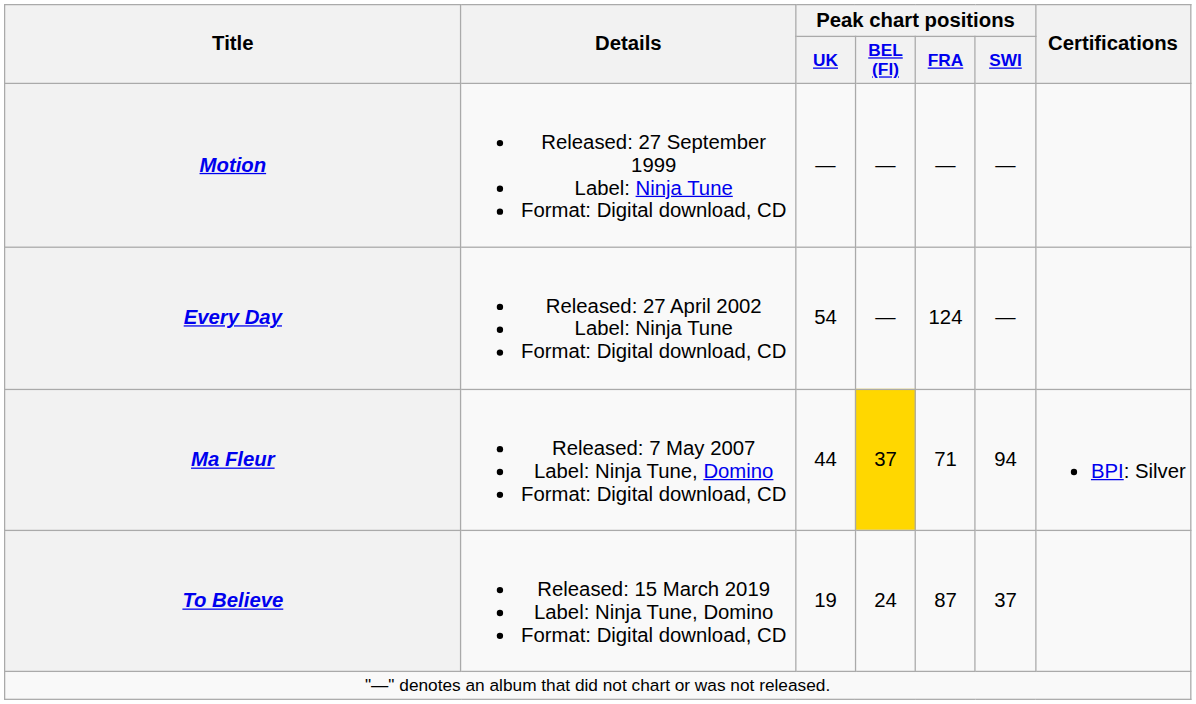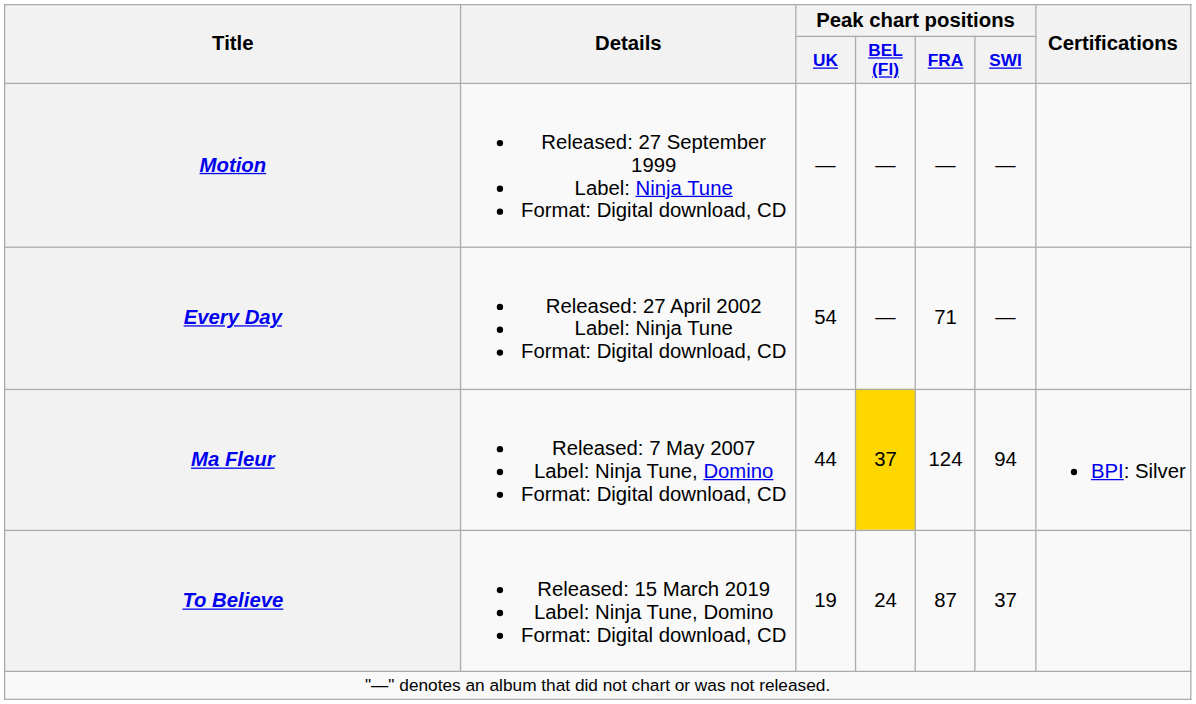(945, 318) 124 -> (945, 318) 71
(945, 459) 71 -> (945, 459) 124
